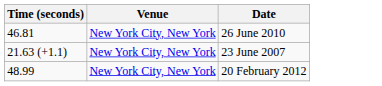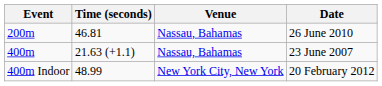+ column: (38, 14)
(153, 33) New York City, New York -> (200, 33) Nassau, Bahamas
(153, 52) New York City, New York -> (200, 52) Nassau, Bahamas
